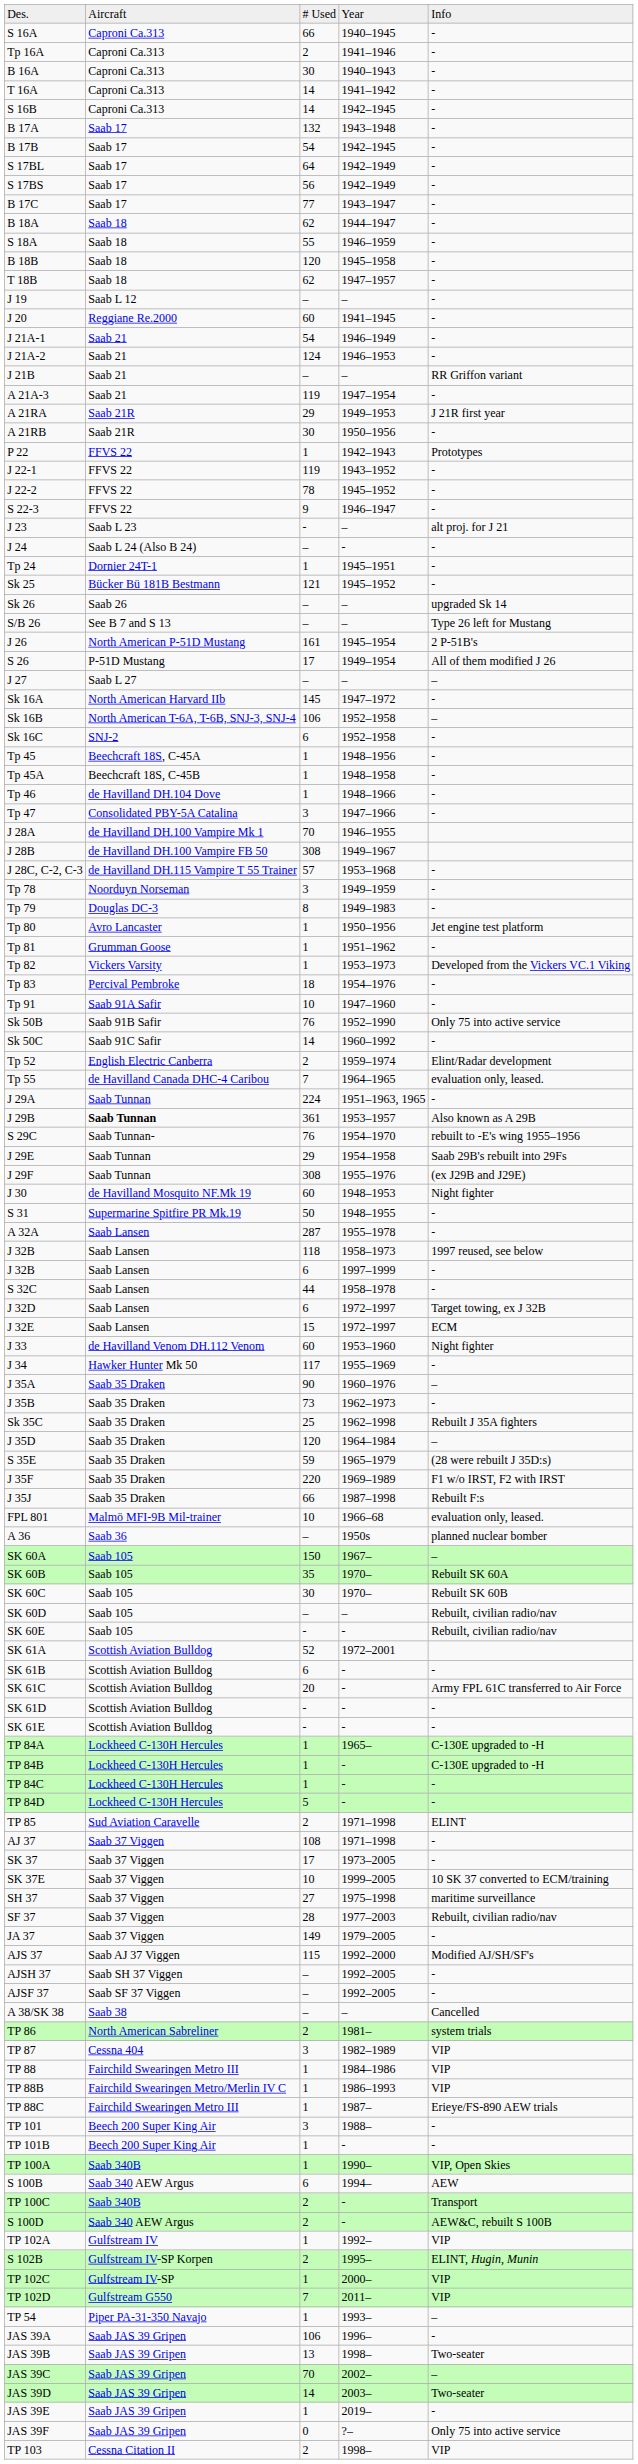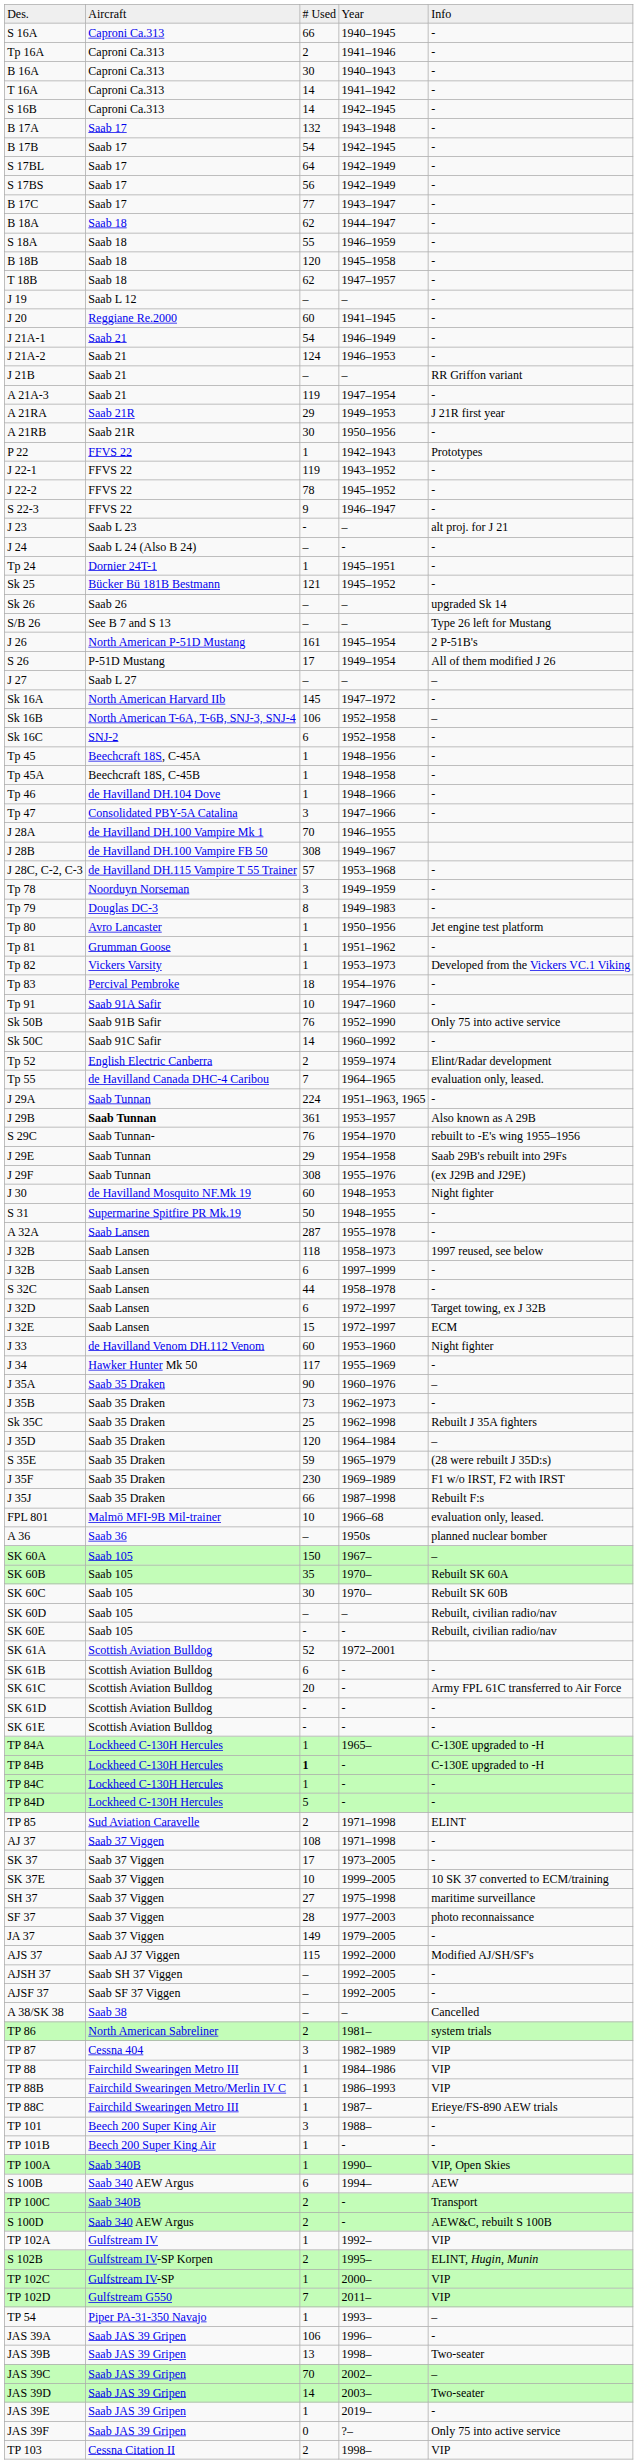(311, 1479) 220 -> (311, 1479) 230
(305, 1764) normal -> (305, 1764) bold
(494, 1917) Rebuilt, civilian radio/nav -> (483, 1917) photo reconnaissance
